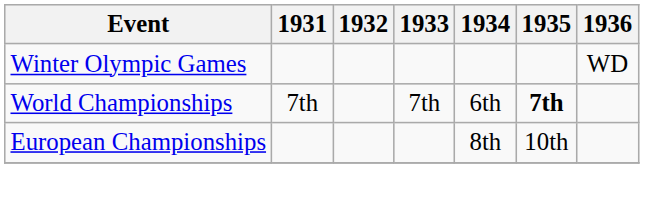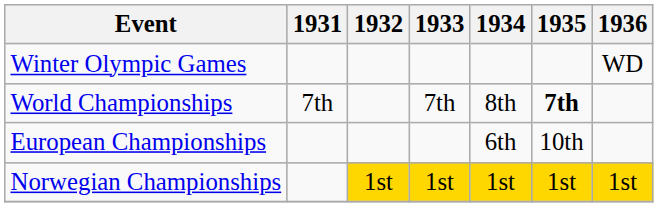(485, 102) 6th -> (501, 102) 8th
(485, 142) 8th -> (501, 142) 6th
+ row: (146, 181)
